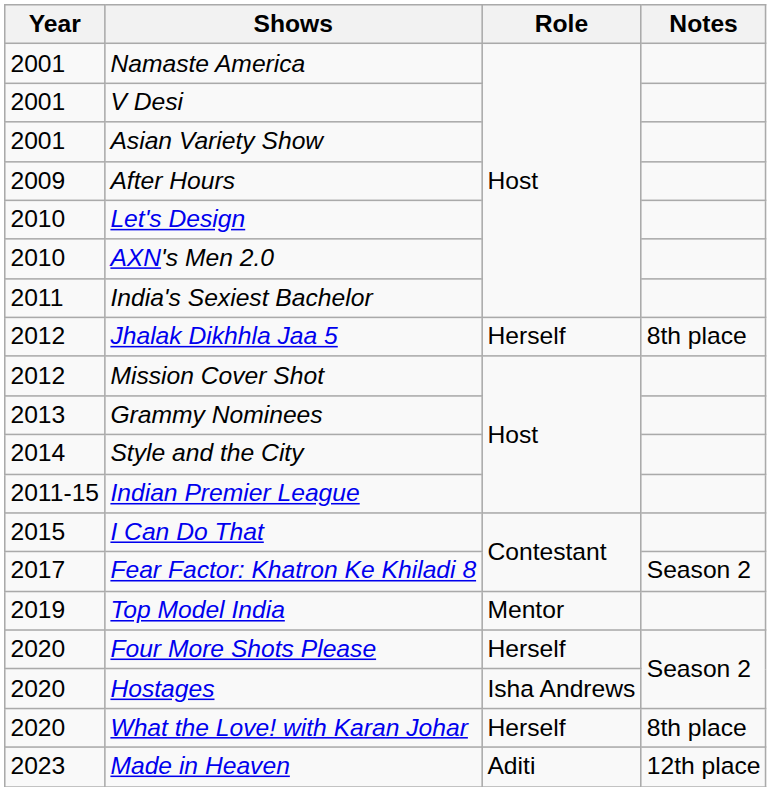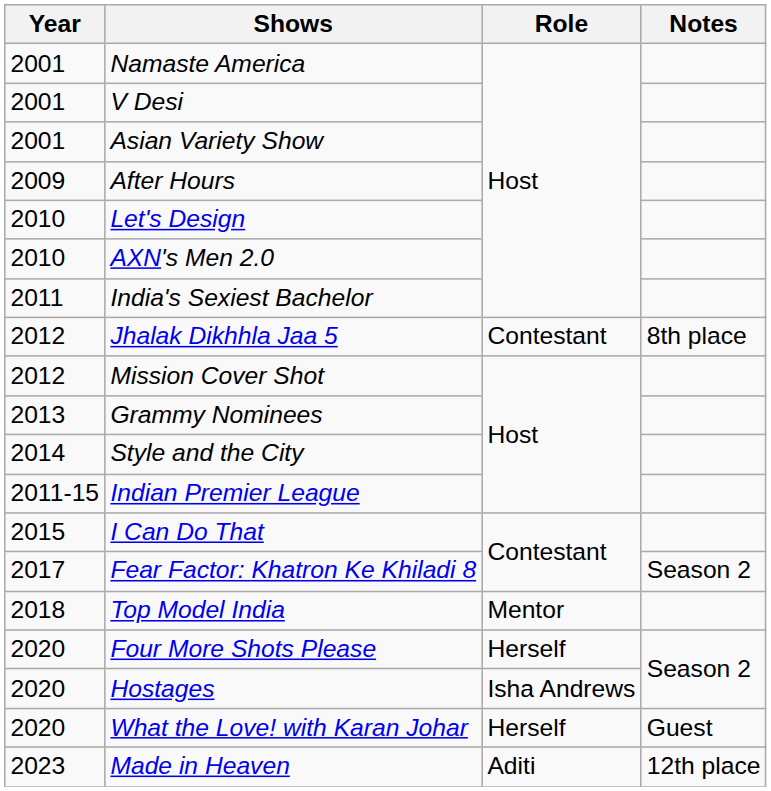(526, 336) Herself -> (547, 336) Contestant
(38, 610) 2019 -> (38, 610) 2018
(697, 727) 8th place -> (680, 727) Guest
